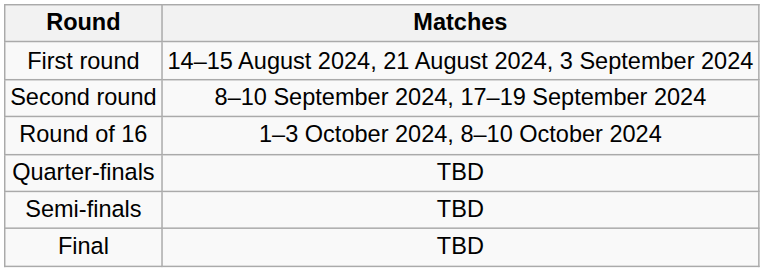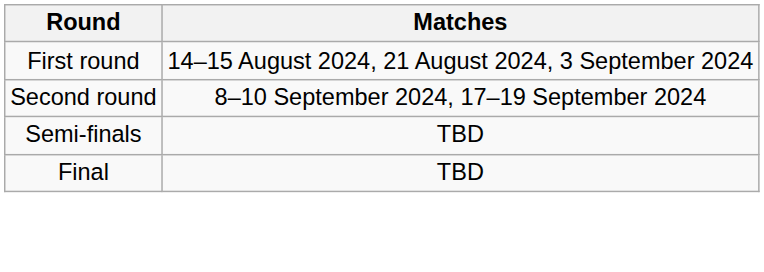- row: (83, 135)
- row: (83, 172)
